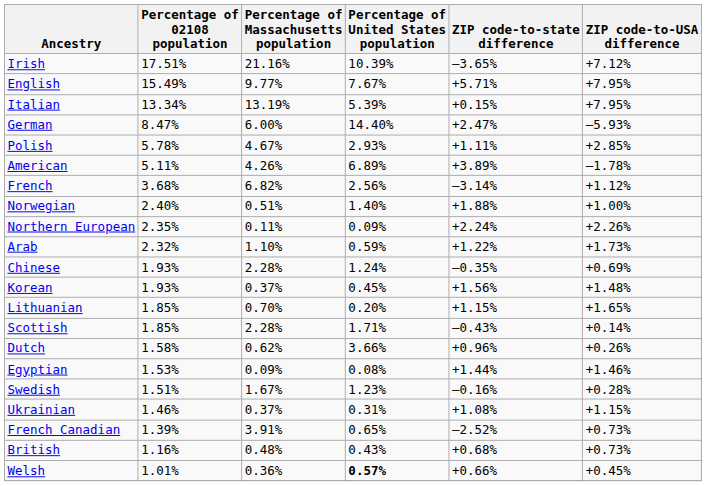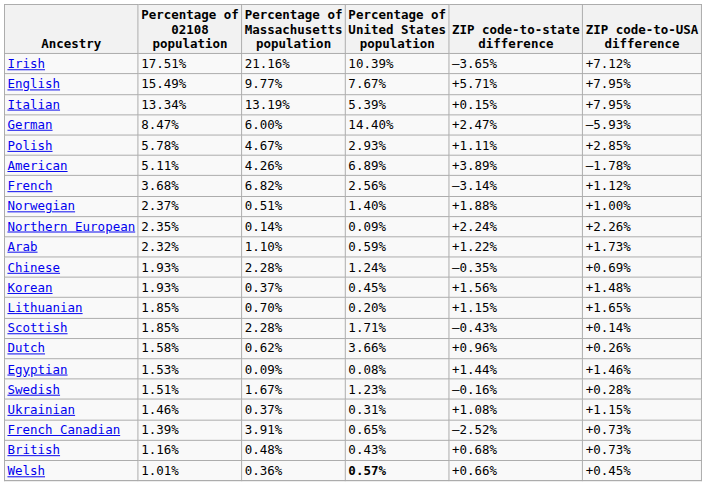(160, 206) 2.40% -> (160, 206) 2.37%
(264, 227) 0.11% -> (264, 227) 0.14%
